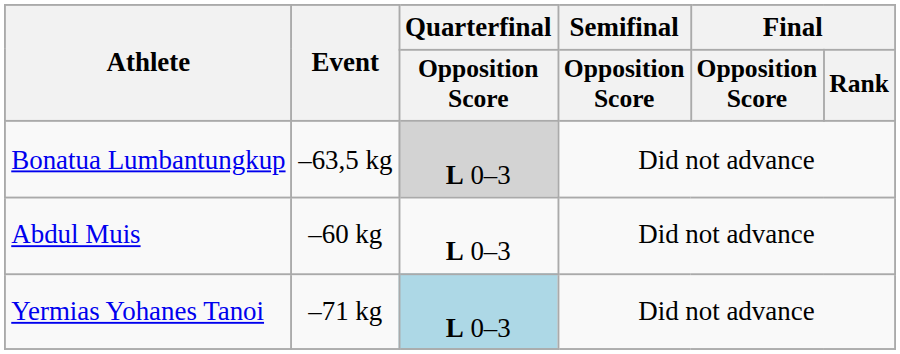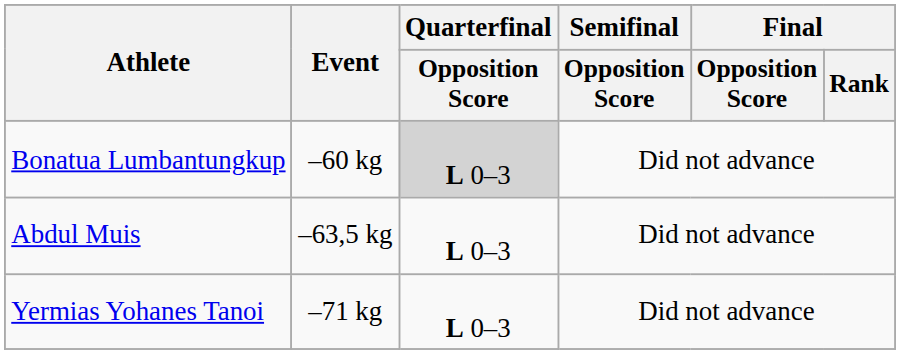(345, 159) –63,5 kg -> (345, 159) –60 kg
(345, 235) –60 kg -> (345, 235) –63,5 kg
(478, 327) lightblue background -> (478, 327) no background
